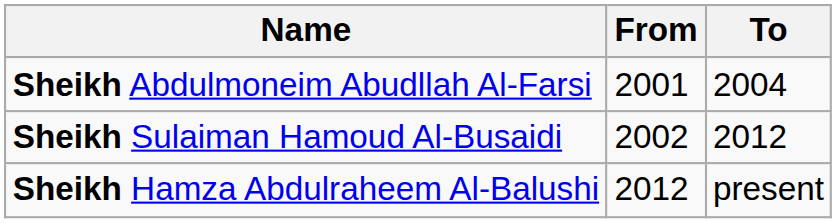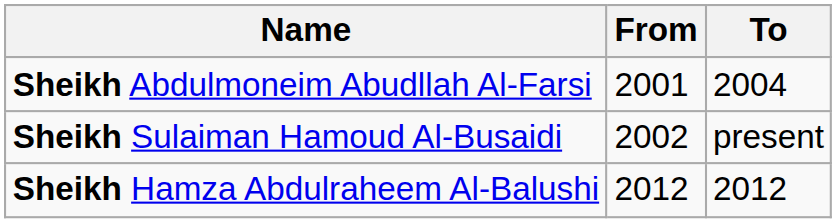(750, 136) 2012 -> (769, 136) present
(769, 189) present -> (750, 189) 2012
